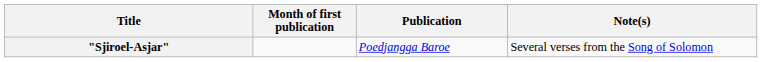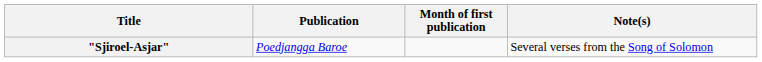columns swapped: (305, 20) <-> (432, 20)
